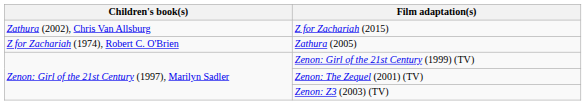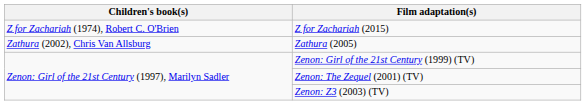(79, 28) Zathura (2002), Chris Van Allsburg -> (93, 28) Z for Zachariah (1974), Robert C. O'Brien
(93, 44) Z for Zachariah (1974), Robert C. O'Brien -> (79, 44) Zathura (2002), Chris Van Allsburg
